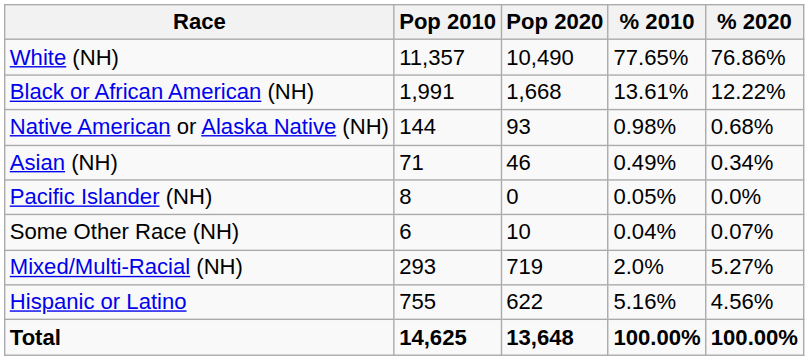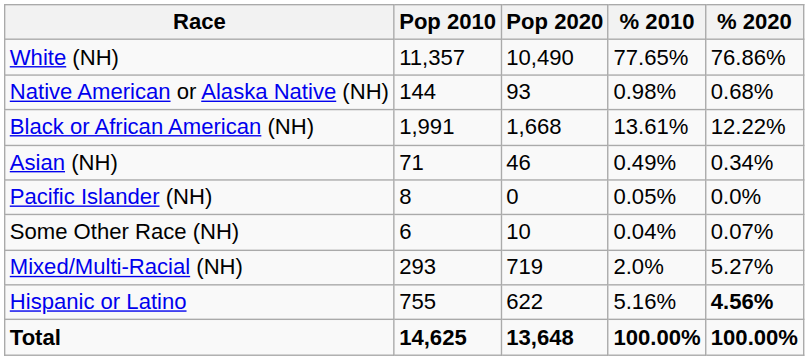rows swapped: (162, 92) <-> (199, 127)
(742, 302) normal -> (742, 302) bold
